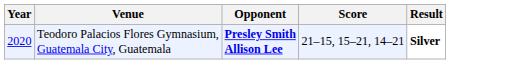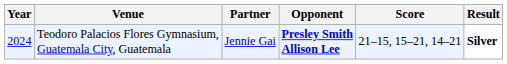+ column: (250, 14)
(19, 41) 2020 -> (19, 41) 2024
